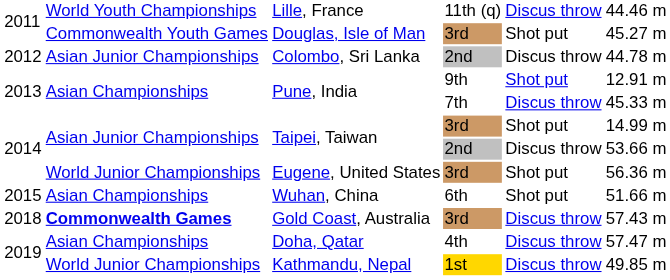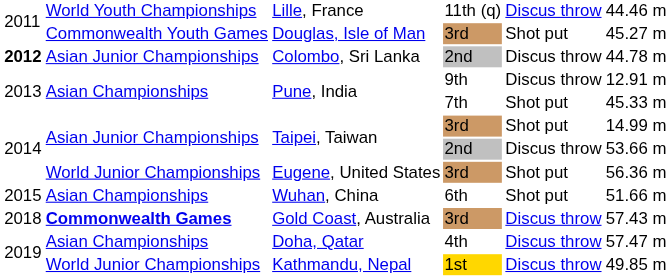(23, 56) normal -> (23, 56) bold
(537, 79) Shot put -> (553, 79) Discus throw
(553, 102) Discus throw -> (537, 102) Shot put
